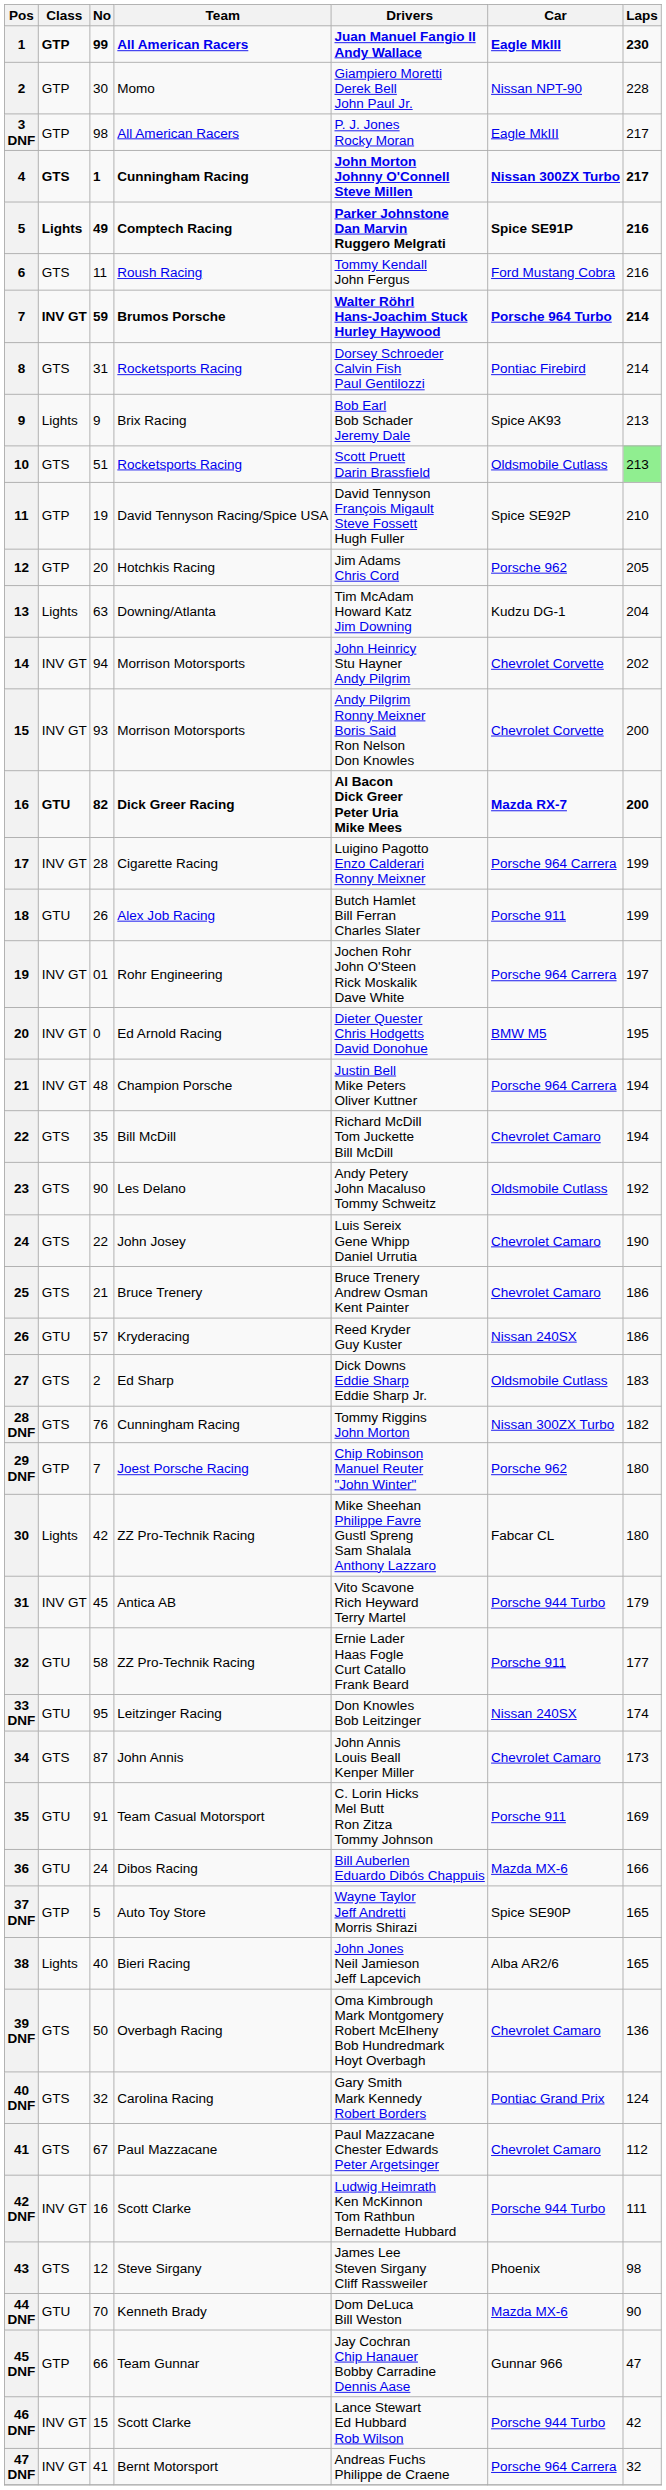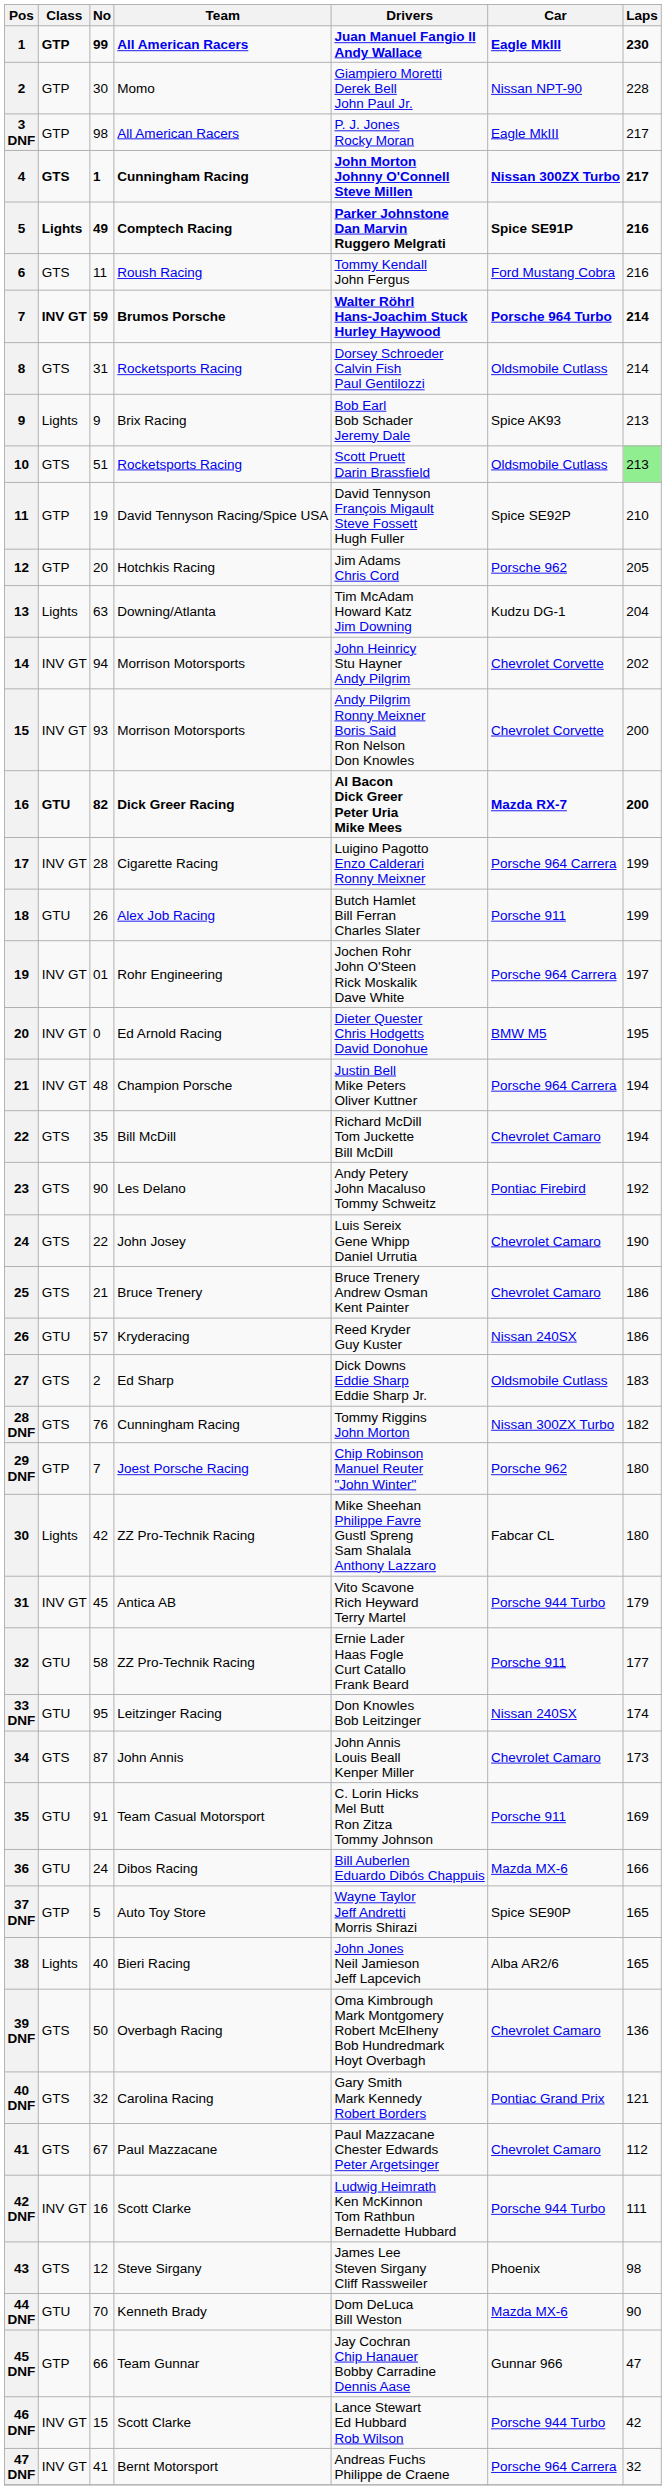(538, 368) Pontiac Firebird -> (549, 368) Oldsmobile Cutlass
(549, 1189) Oldsmobile Cutlass -> (538, 1189) Pontiac Firebird
(638, 2097) 124 -> (638, 2097) 121
